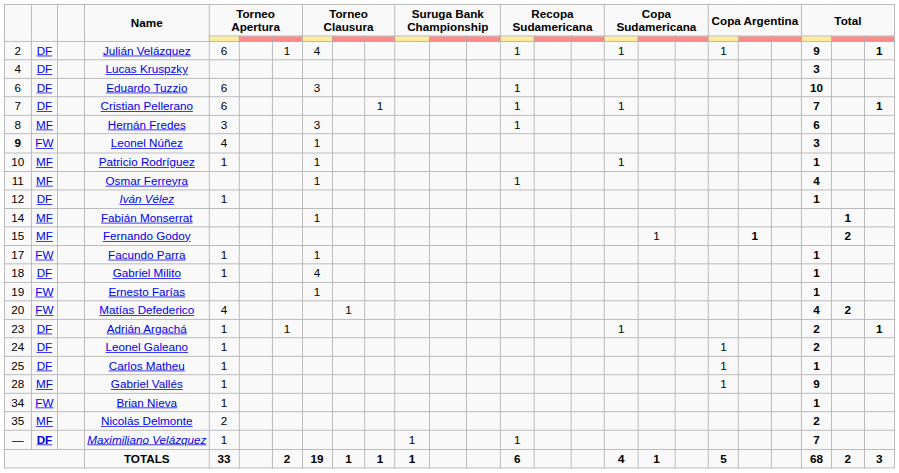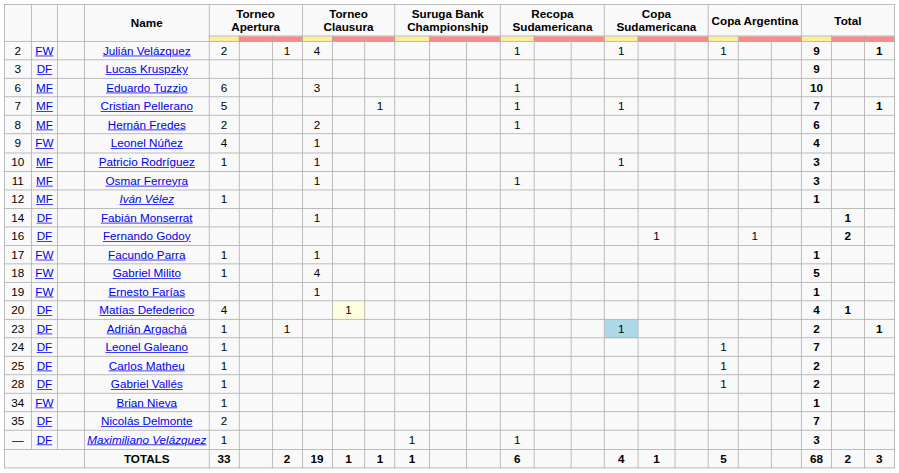(44, 51) DF -> (44, 51) FW
(224, 51) 6 -> (224, 51) 2
(18, 69) 4 -> (18, 69) 3
(816, 69) 3 -> (816, 69) 9
(44, 88) DF -> (44, 88) MF
(44, 106) DF -> (44, 106) MF
(224, 106) 6 -> (224, 106) 5
(224, 125) 3 -> (224, 125) 2
(317, 125) 3 -> (317, 125) 2
(18, 144) bold -> (18, 144) normal
(816, 144) 3 -> (816, 144) 4
(816, 162) 1 -> (816, 162) 3
(816, 181) 4 -> (816, 181) 3
(44, 199) DF -> (44, 199) MF
(44, 218) MF -> (44, 218) DF
(18, 236) 15 -> (18, 236) 16
(44, 236) MF -> (44, 236) DF
(755, 236) bold -> (755, 236) normal
(44, 273) DF -> (44, 273) FW
(816, 273) 1 -> (816, 273) 5
(44, 310) FW -> (44, 310) DF
(349, 310) no background -> (349, 310) lightyellow background
(848, 310) 2 -> (848, 310) 1
(621, 329) no background -> (621, 329) lightblue background
(816, 347) 2 -> (816, 347) 7
(816, 366) 1 -> (816, 366) 2
(44, 384) MF -> (44, 384) DF
(816, 384) 9 -> (816, 384) 2
(44, 421) MF -> (44, 421) DF
(816, 421) 2 -> (816, 421) 7
(44, 440) bold -> (44, 440) normal
(816, 440) 7 -> (816, 440) 3
